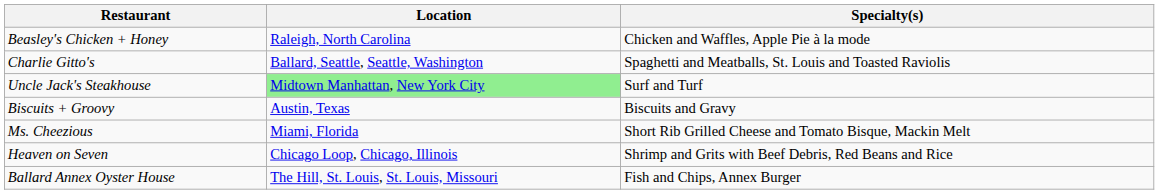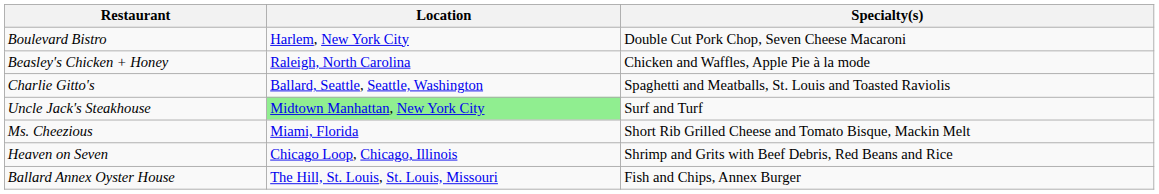+ row: (57, 39)
- row: (61, 108)
